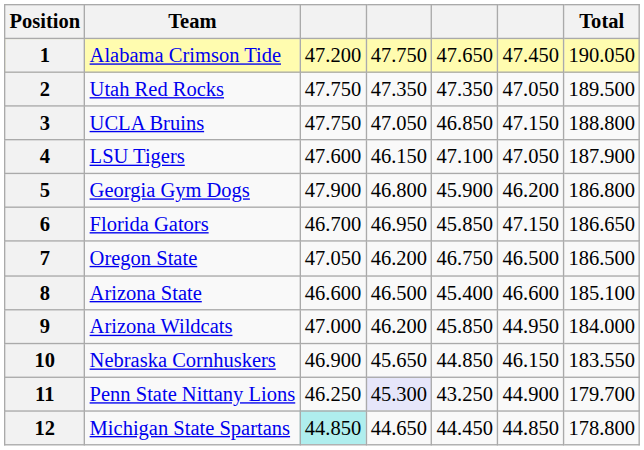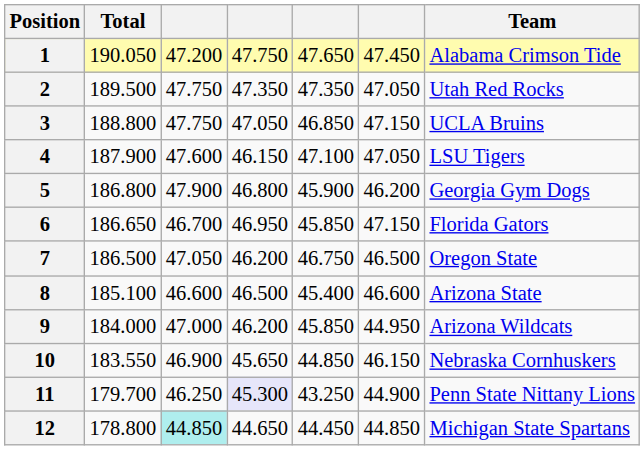columns swapped: (192, 21) <-> (602, 21)
